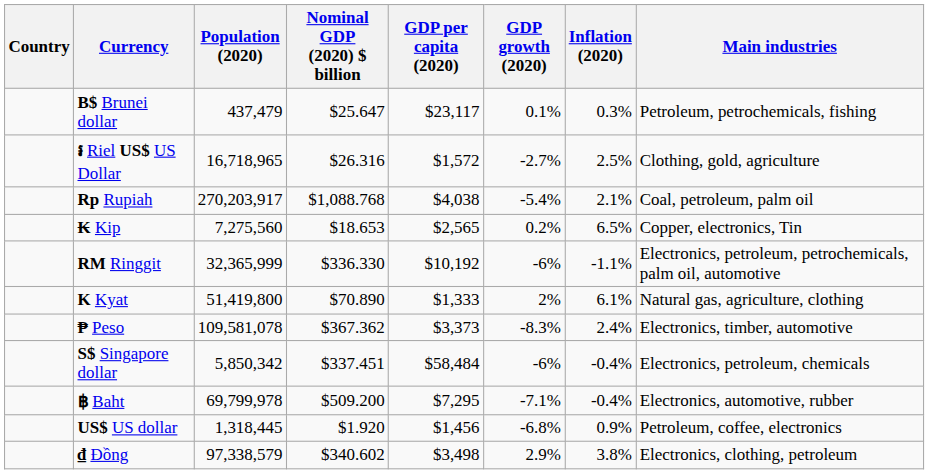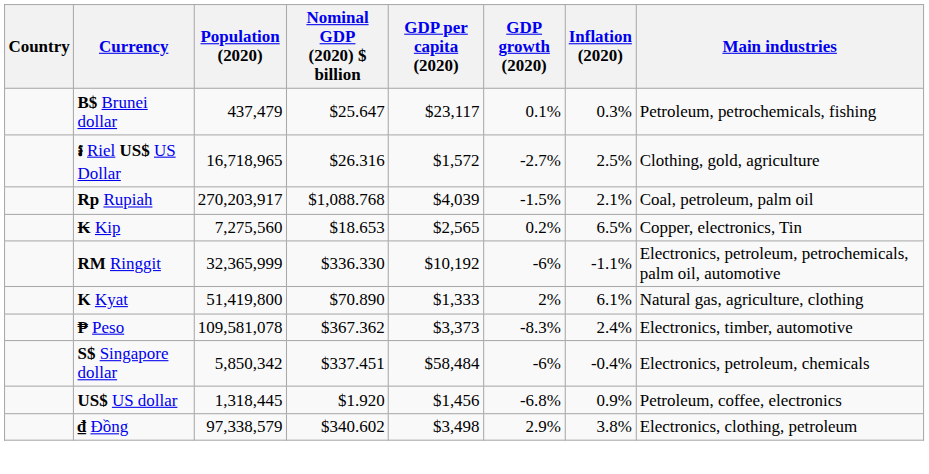(456, 200) $4,038 -> (456, 200) $4,039
(540, 200) -5.4% -> (540, 200) -1.5%
- row: (101, 401)
